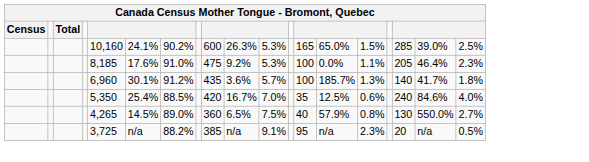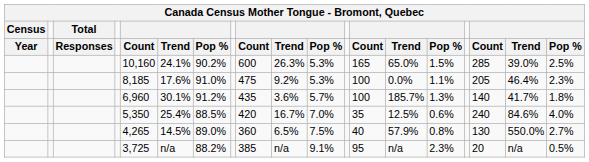+ row: (26, 47)
